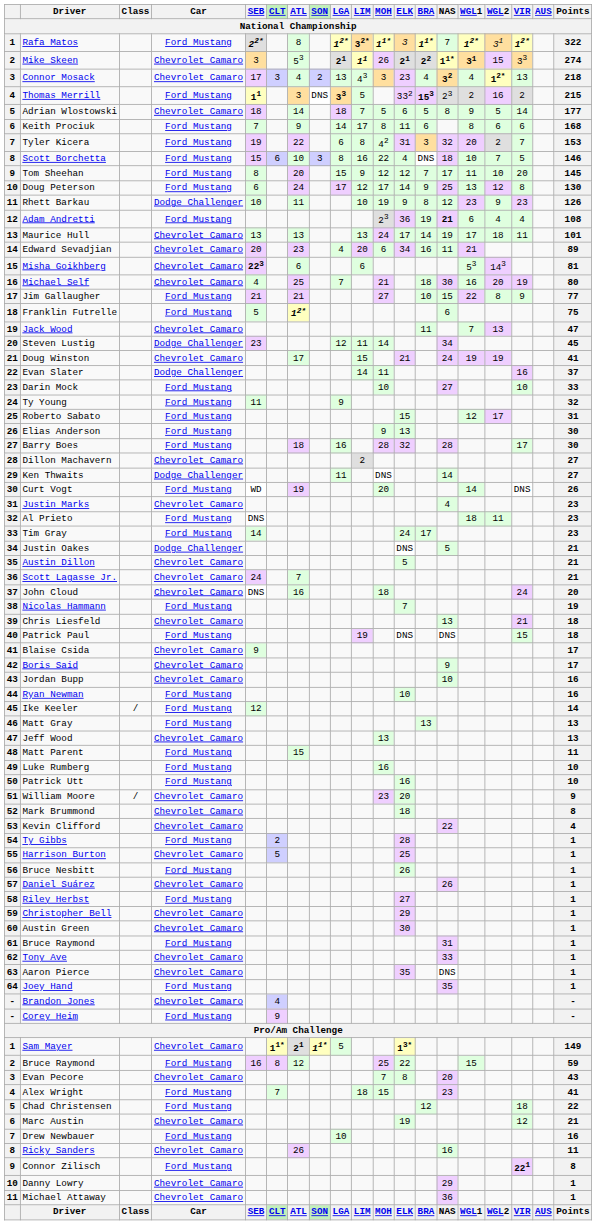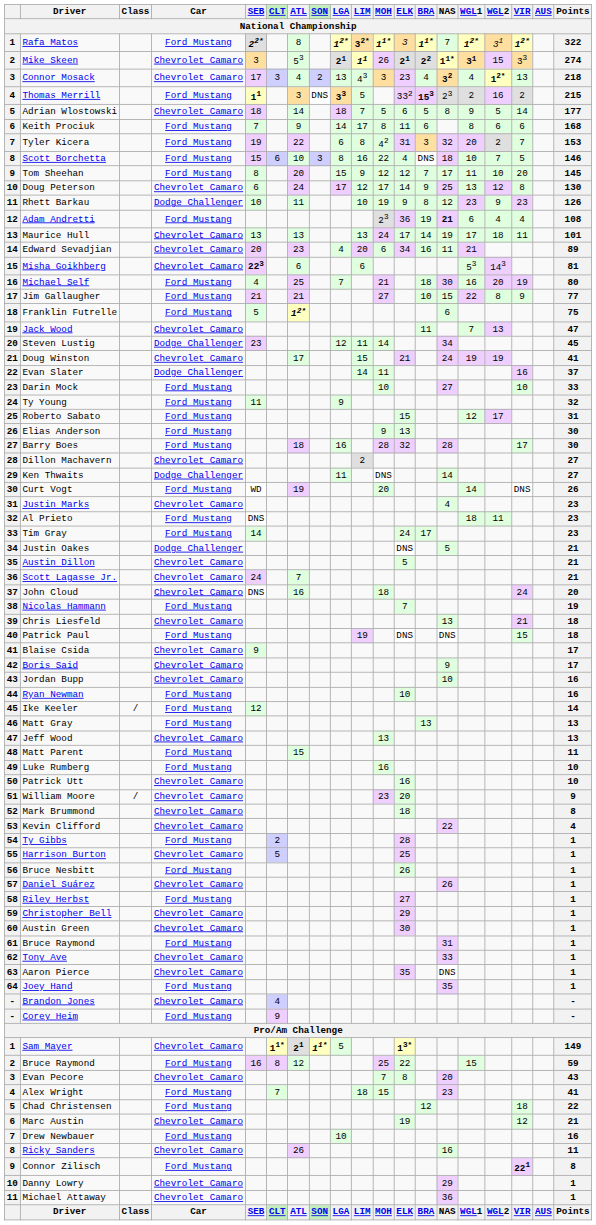(199, 188) Ford Mustang -> (199, 188) Chevrolet Camaro
(199, 282) Chevrolet Camaro -> (199, 282) Ford Mustang
(199, 782) Ford Mustang -> (199, 782) Chevrolet Camaro
